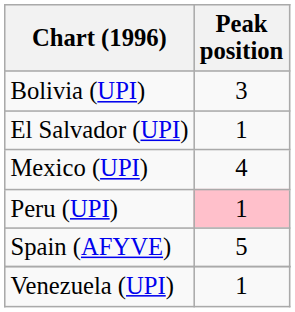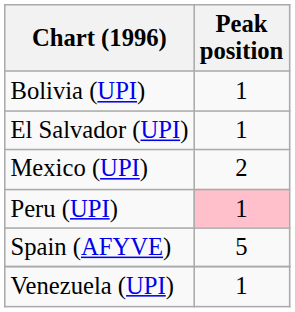(241, 90) 3 -> (241, 90) 1
(241, 168) 4 -> (241, 168) 2
